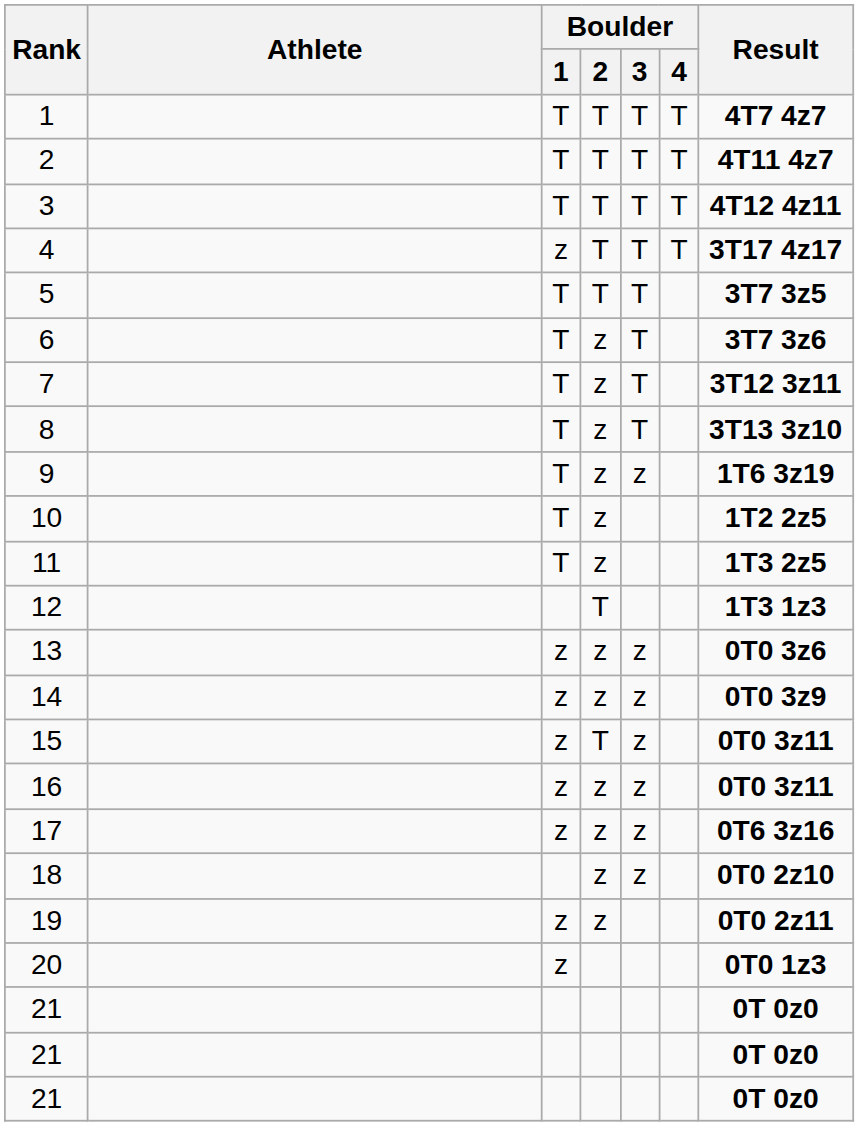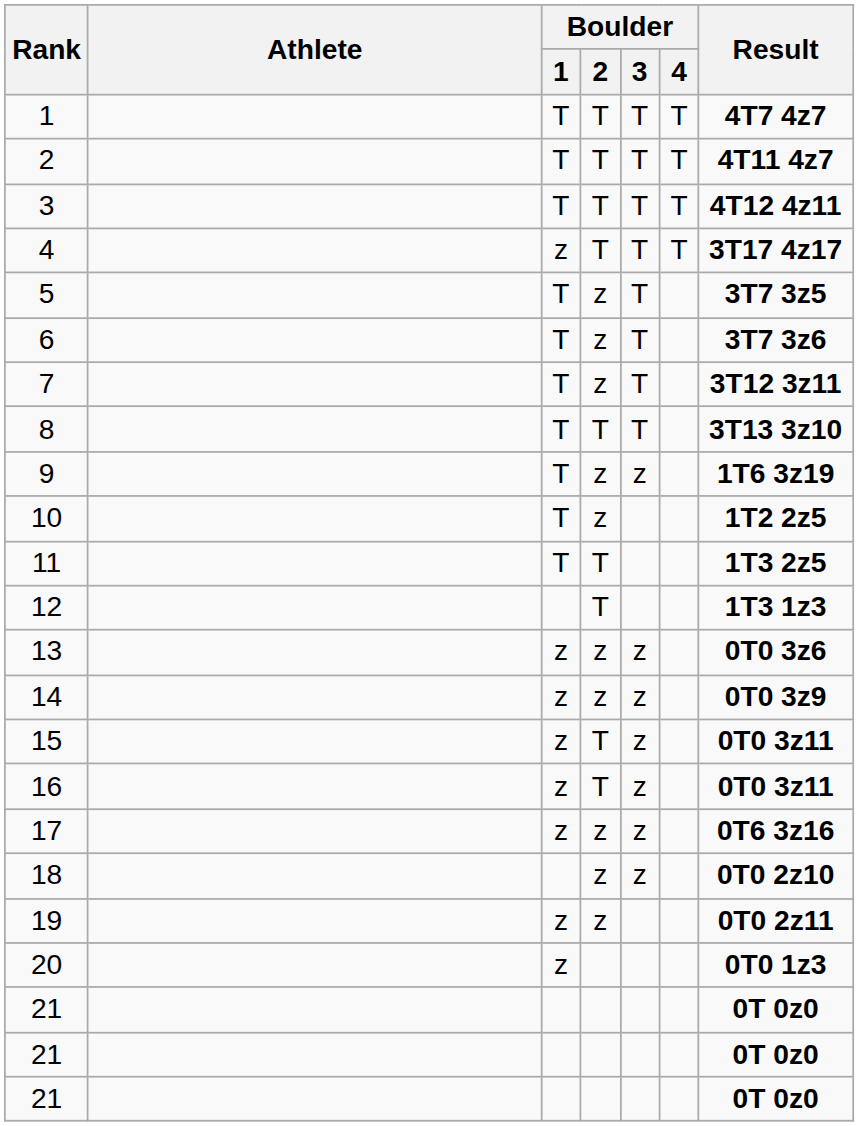(600, 294) T -> (600, 294) z
(600, 428) z -> (600, 428) T
(600, 562) z -> (600, 562) T
(600, 786) z -> (600, 786) T
